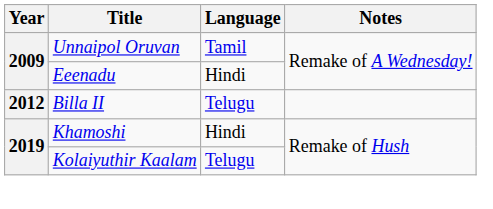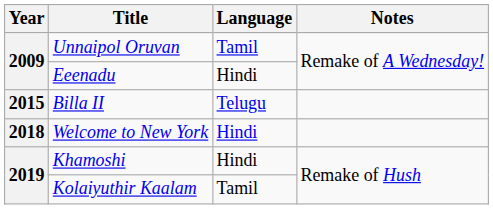(27, 103) 2012 -> (27, 103) 2015
+ row: (131, 132)
(230, 160) Telugu -> (237, 189) Tamil
